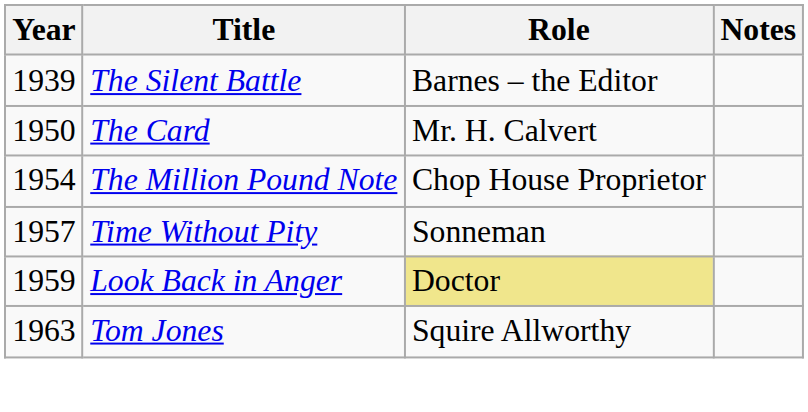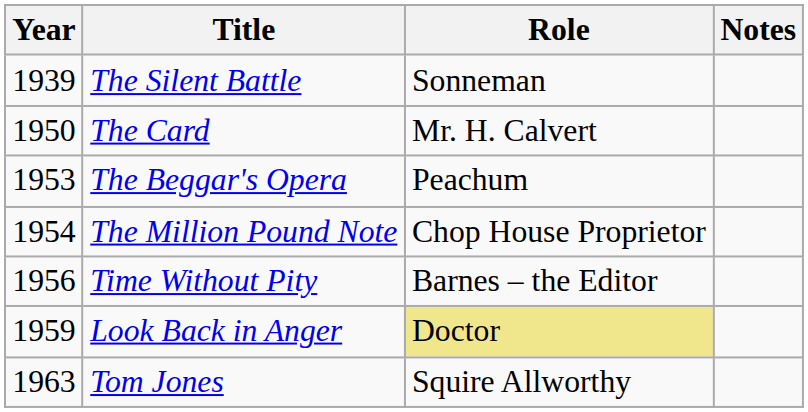(535, 79) Barnes – the Editor -> (479, 79) Sonneman
+ row: (219, 180)
(44, 230) 1957 -> (44, 280) 1956
(479, 230) Sonneman -> (535, 280) Barnes – the Editor
